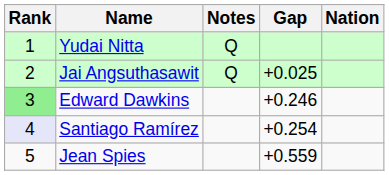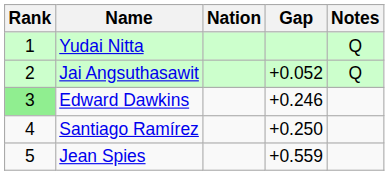columns swapped: (352, 18) <-> (231, 18)
(290, 73) +0.025 -> (296, 73) +0.052
(30, 128) lavender background -> (30, 128) no background
(290, 128) +0.254 -> (296, 128) +0.250
